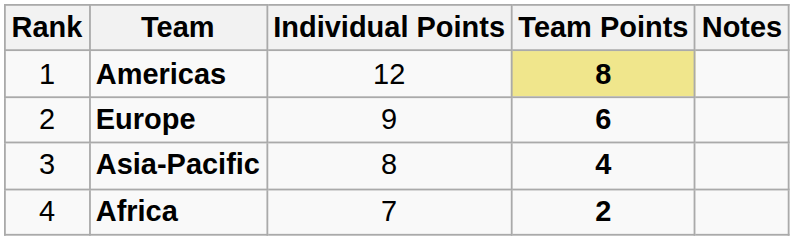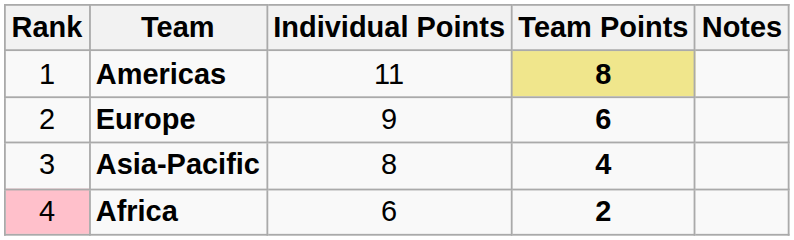(389, 73) 12 -> (389, 73) 11
(47, 211) no background -> (47, 211) pink background
(389, 211) 7 -> (389, 211) 6
